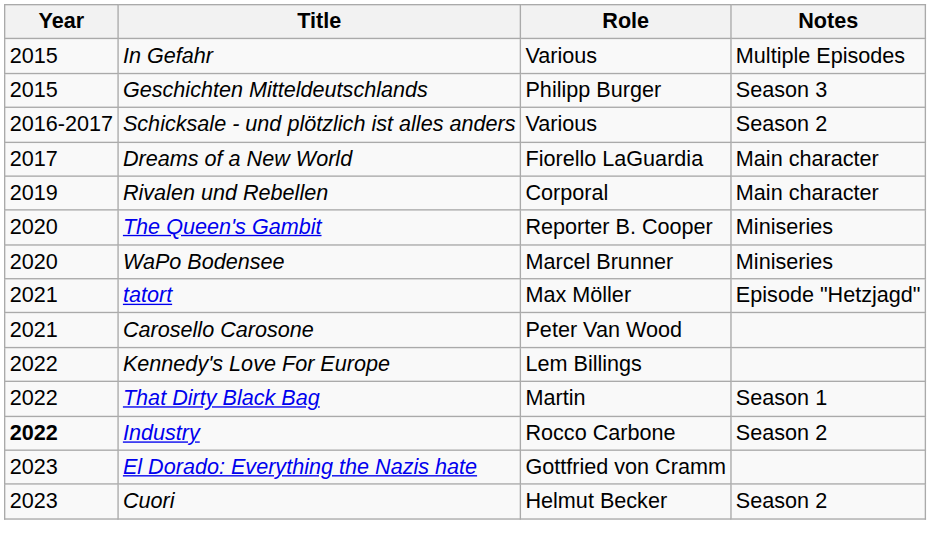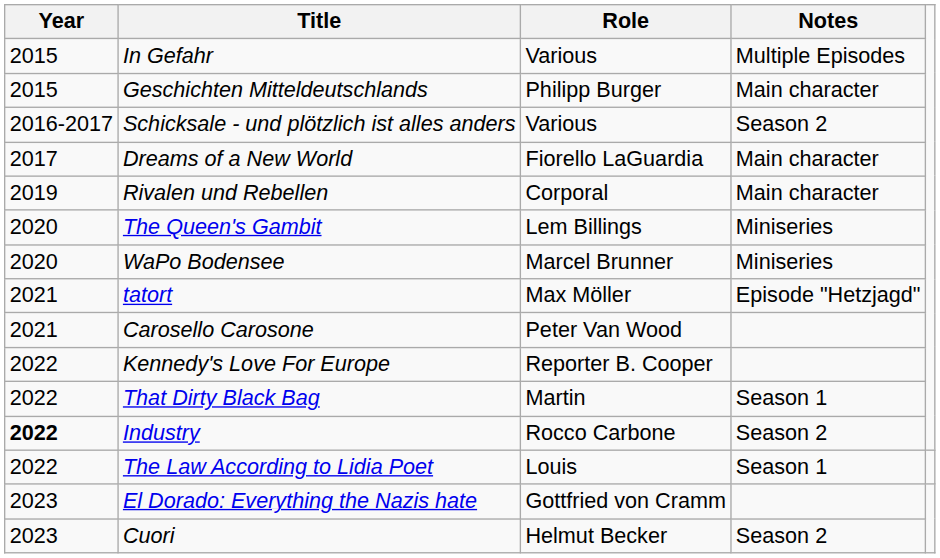(782, 90) Season 3 -> (807, 90) Main character
(619, 227) Reporter B. Cooper -> (584, 227) Lem Billings
(584, 364) Lem Billings -> (619, 364) Reporter B. Cooper
+ row: (278, 466)
